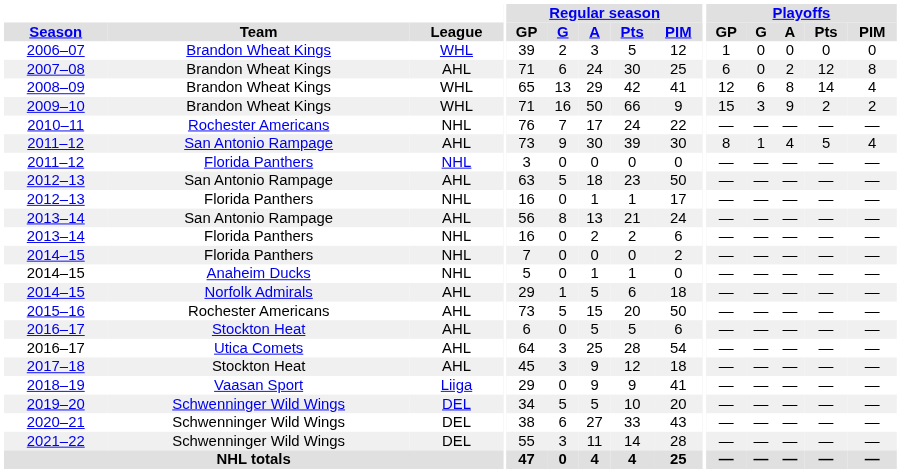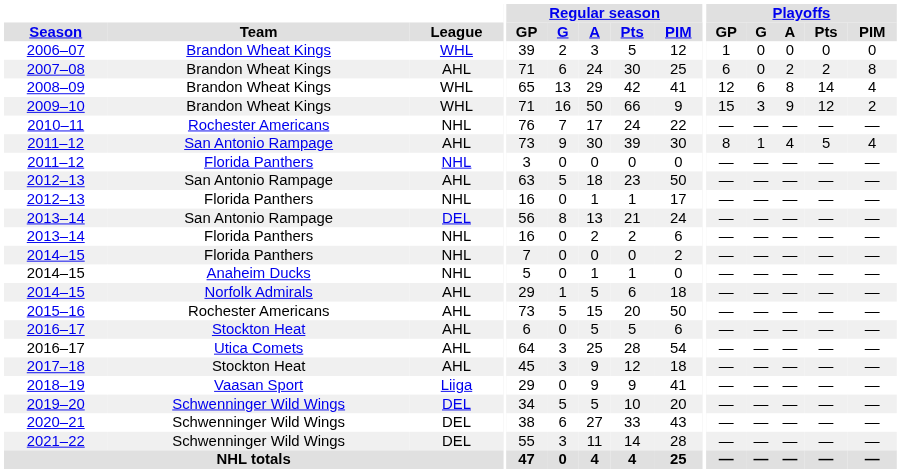(826, 69) 12 -> (826, 69) 2
(826, 106) 2 -> (826, 106) 12
(456, 217) AHL -> (456, 217) DEL
